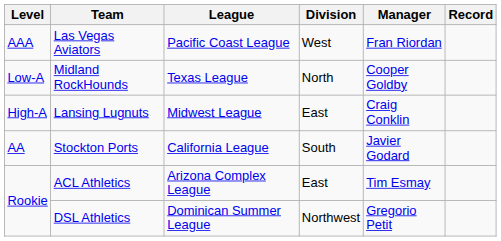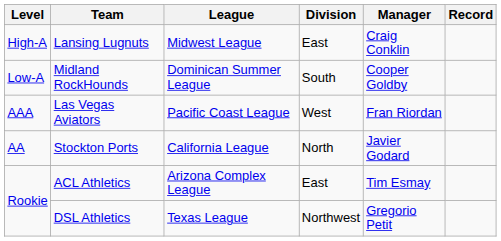rows swapped: (84, 42) <-> (101, 112)
(207, 77) Texas League -> (224, 77) Dominican Summer League
(318, 77) North -> (319, 77) South
(319, 148) South -> (318, 148) North
(224, 218) Dominican Summer League -> (207, 218) Texas League
